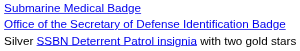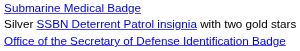rows swapped: (150, 41) <-> (145, 24)
